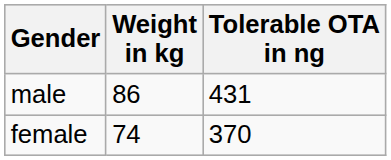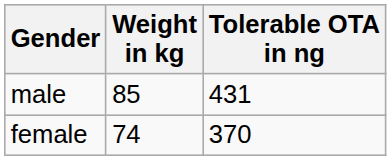(126, 94) 86 -> (126, 94) 85
